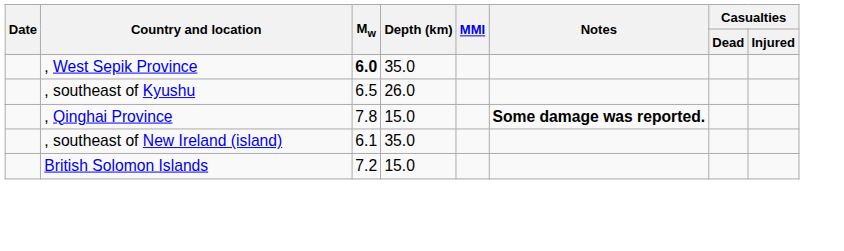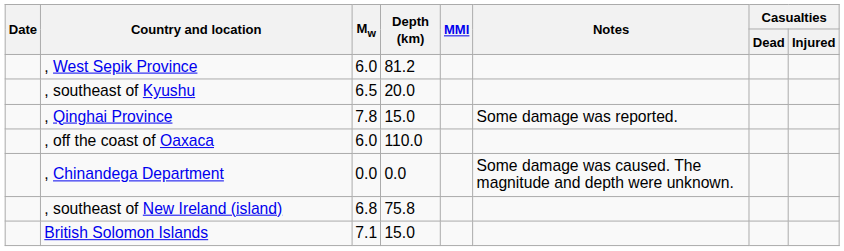(366, 66) bold -> (366, 66) normal
(400, 66) 35.0 -> (400, 66) 81.2
(400, 91) 26.0 -> (400, 91) 20.0
(599, 116) bold -> (577, 116) normal
+ row: (129, 141)
+ row: (134, 174)
(366, 141) 6.1 -> (366, 208) 6.8
(400, 141) 35.0 -> (400, 208) 75.8
(366, 166) 7.2 -> (366, 233) 7.1
